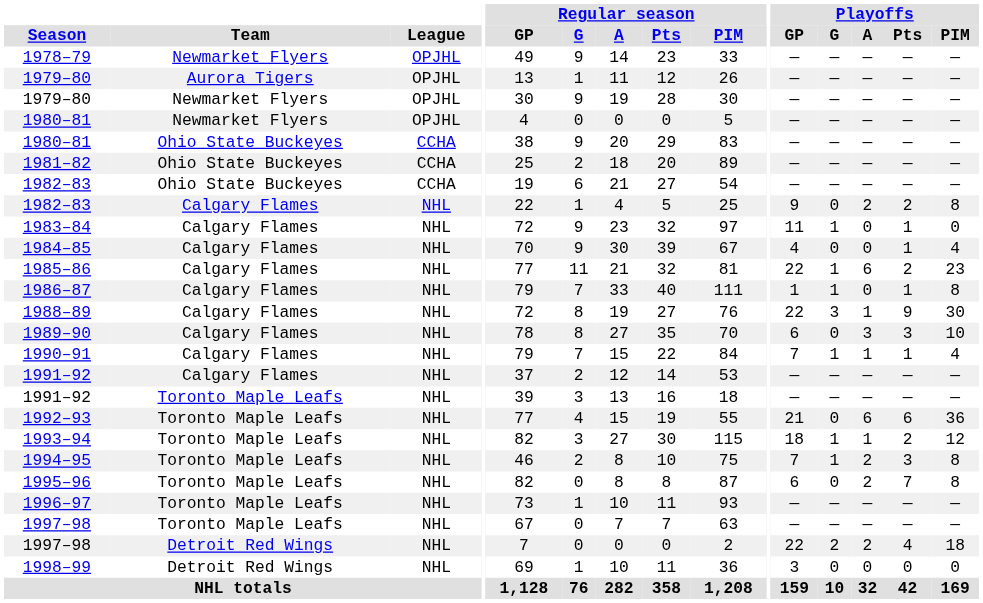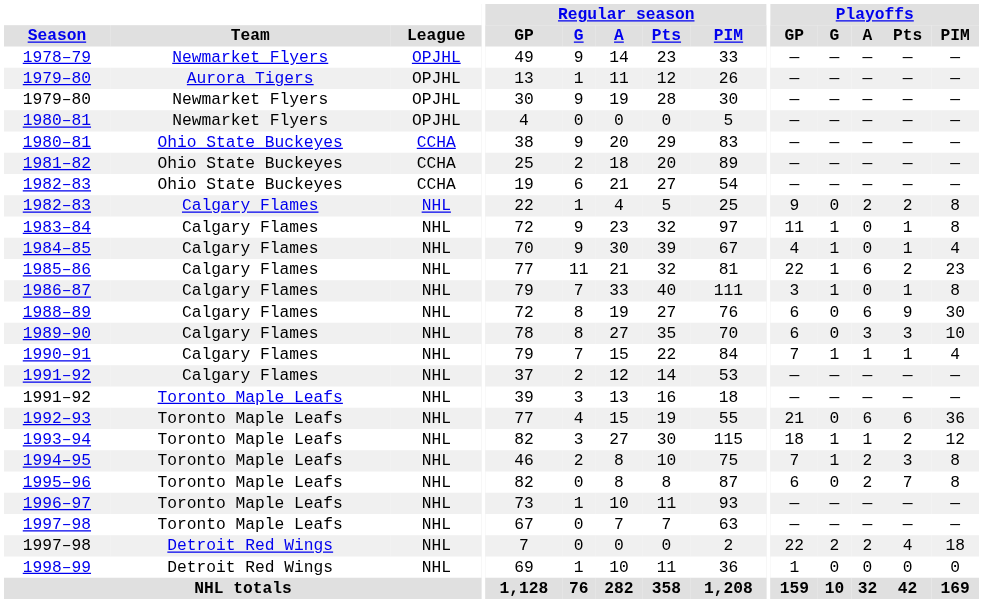(955, 227) 0 -> (955, 227) 8
(834, 248) 0 -> (834, 248) 1
(794, 291) 1 -> (794, 291) 3
(794, 312) 22 -> (794, 312) 6
(834, 312) 3 -> (834, 312) 0
(867, 312) 1 -> (867, 312) 6
(794, 567) 3 -> (794, 567) 1
